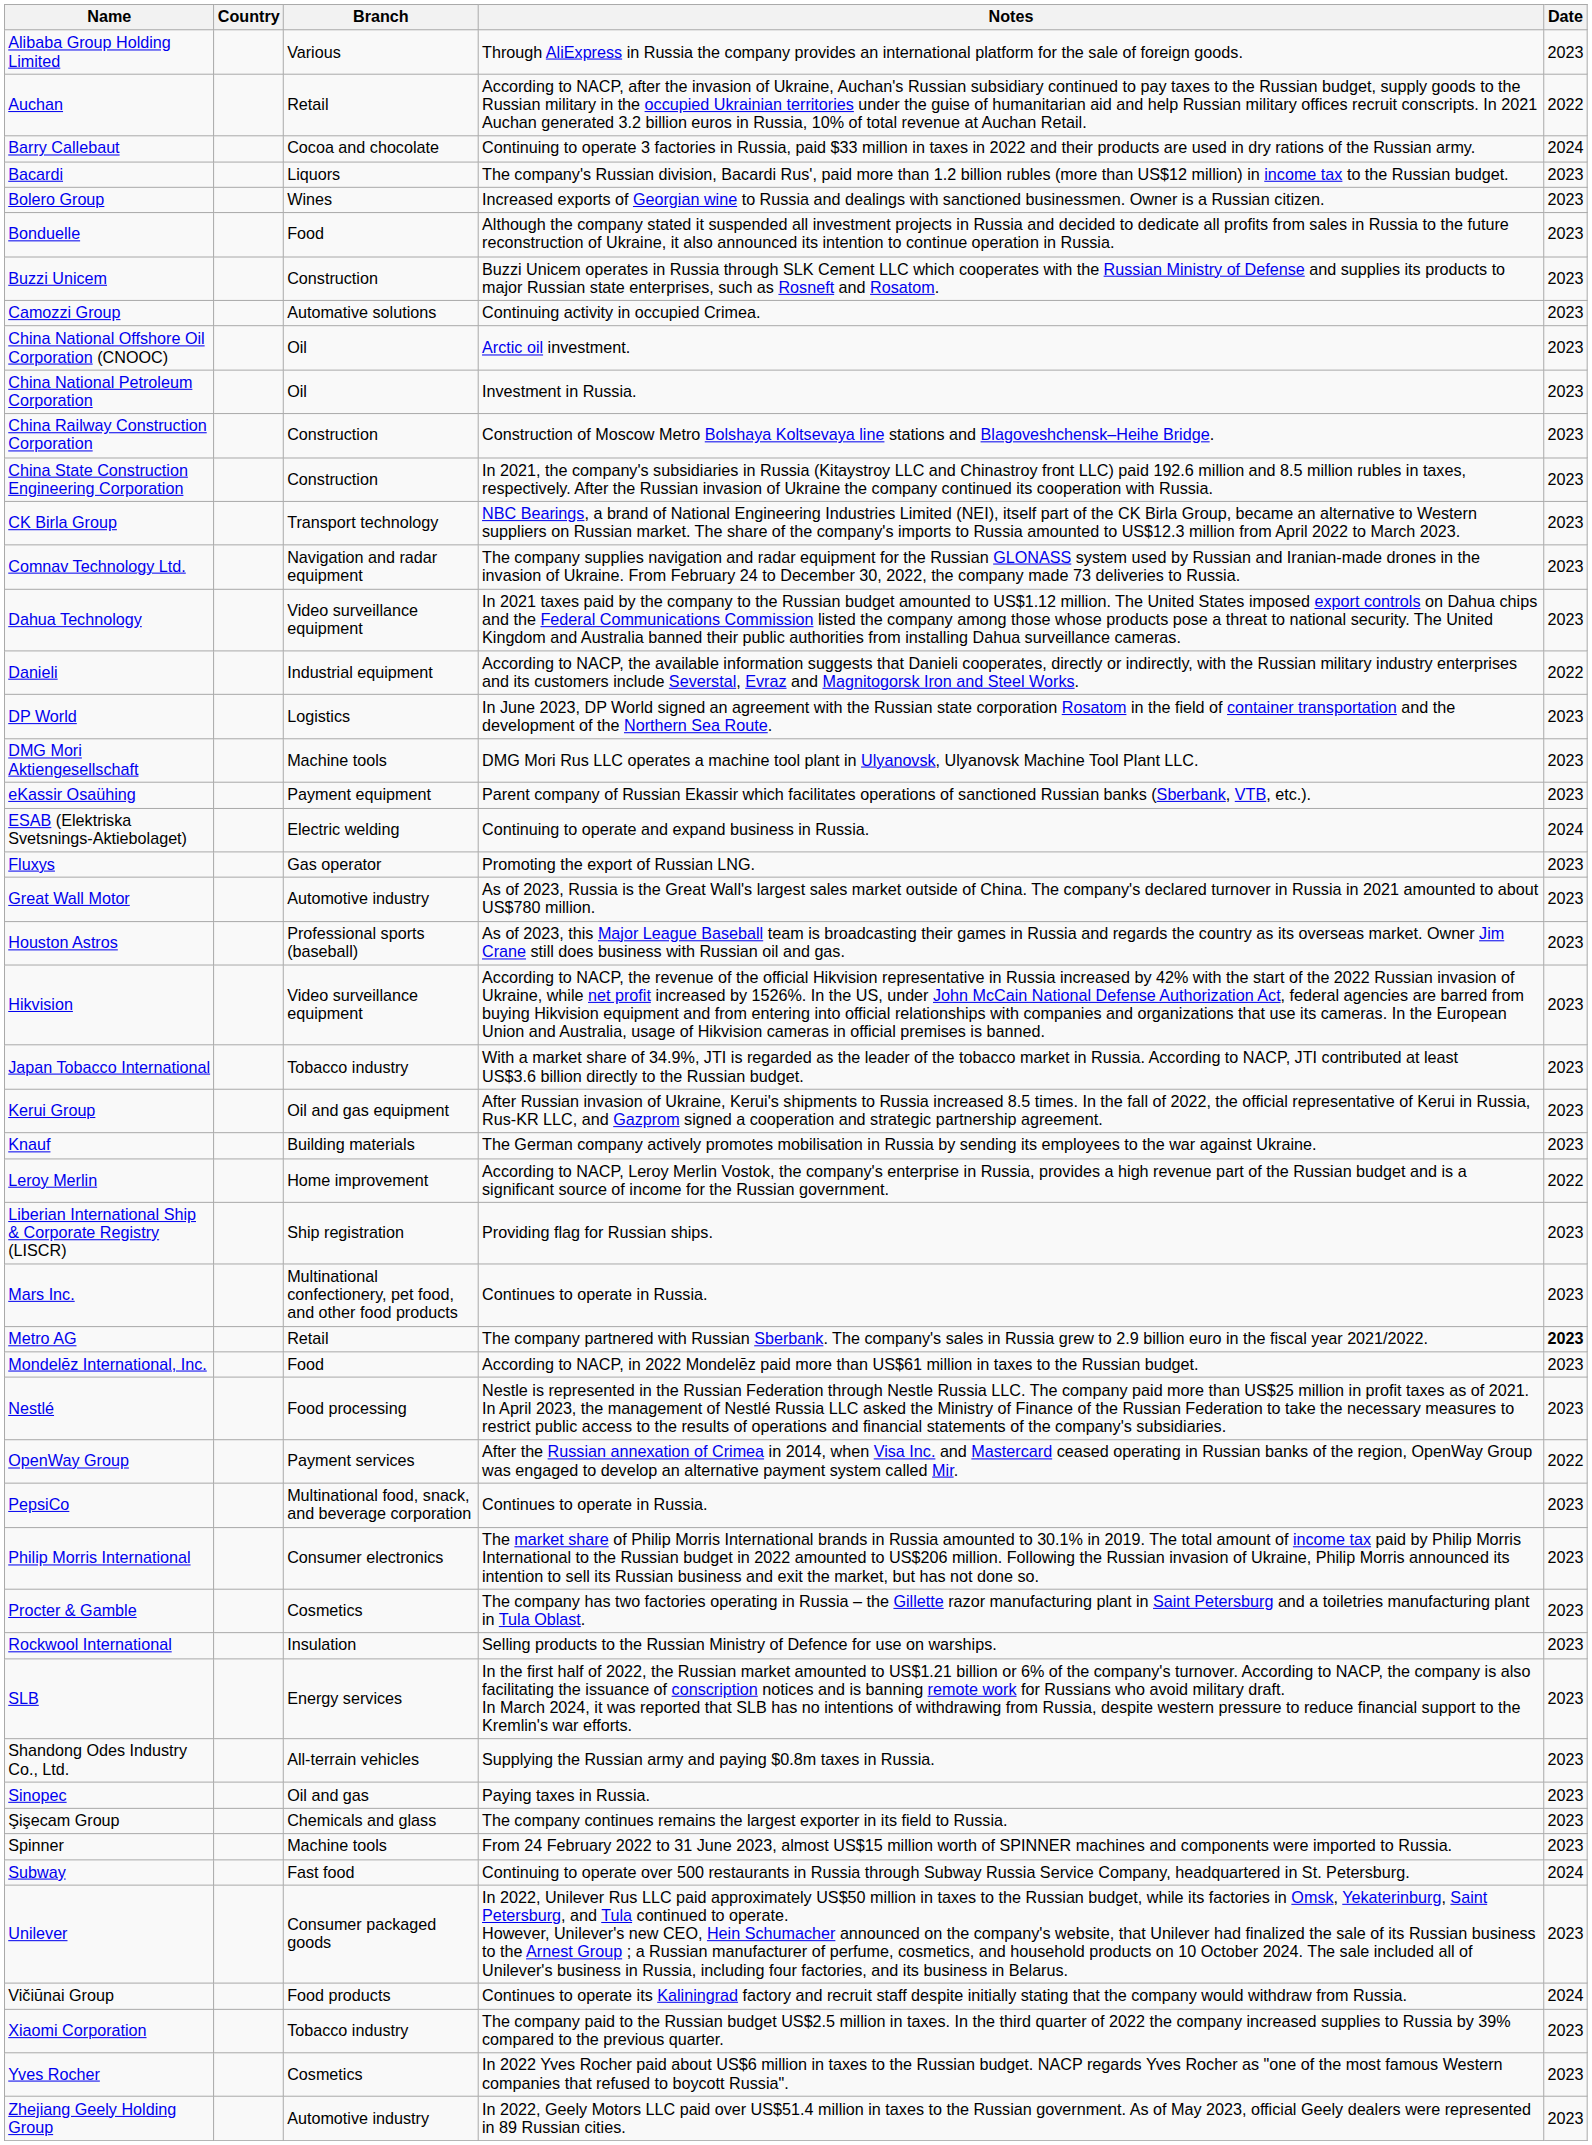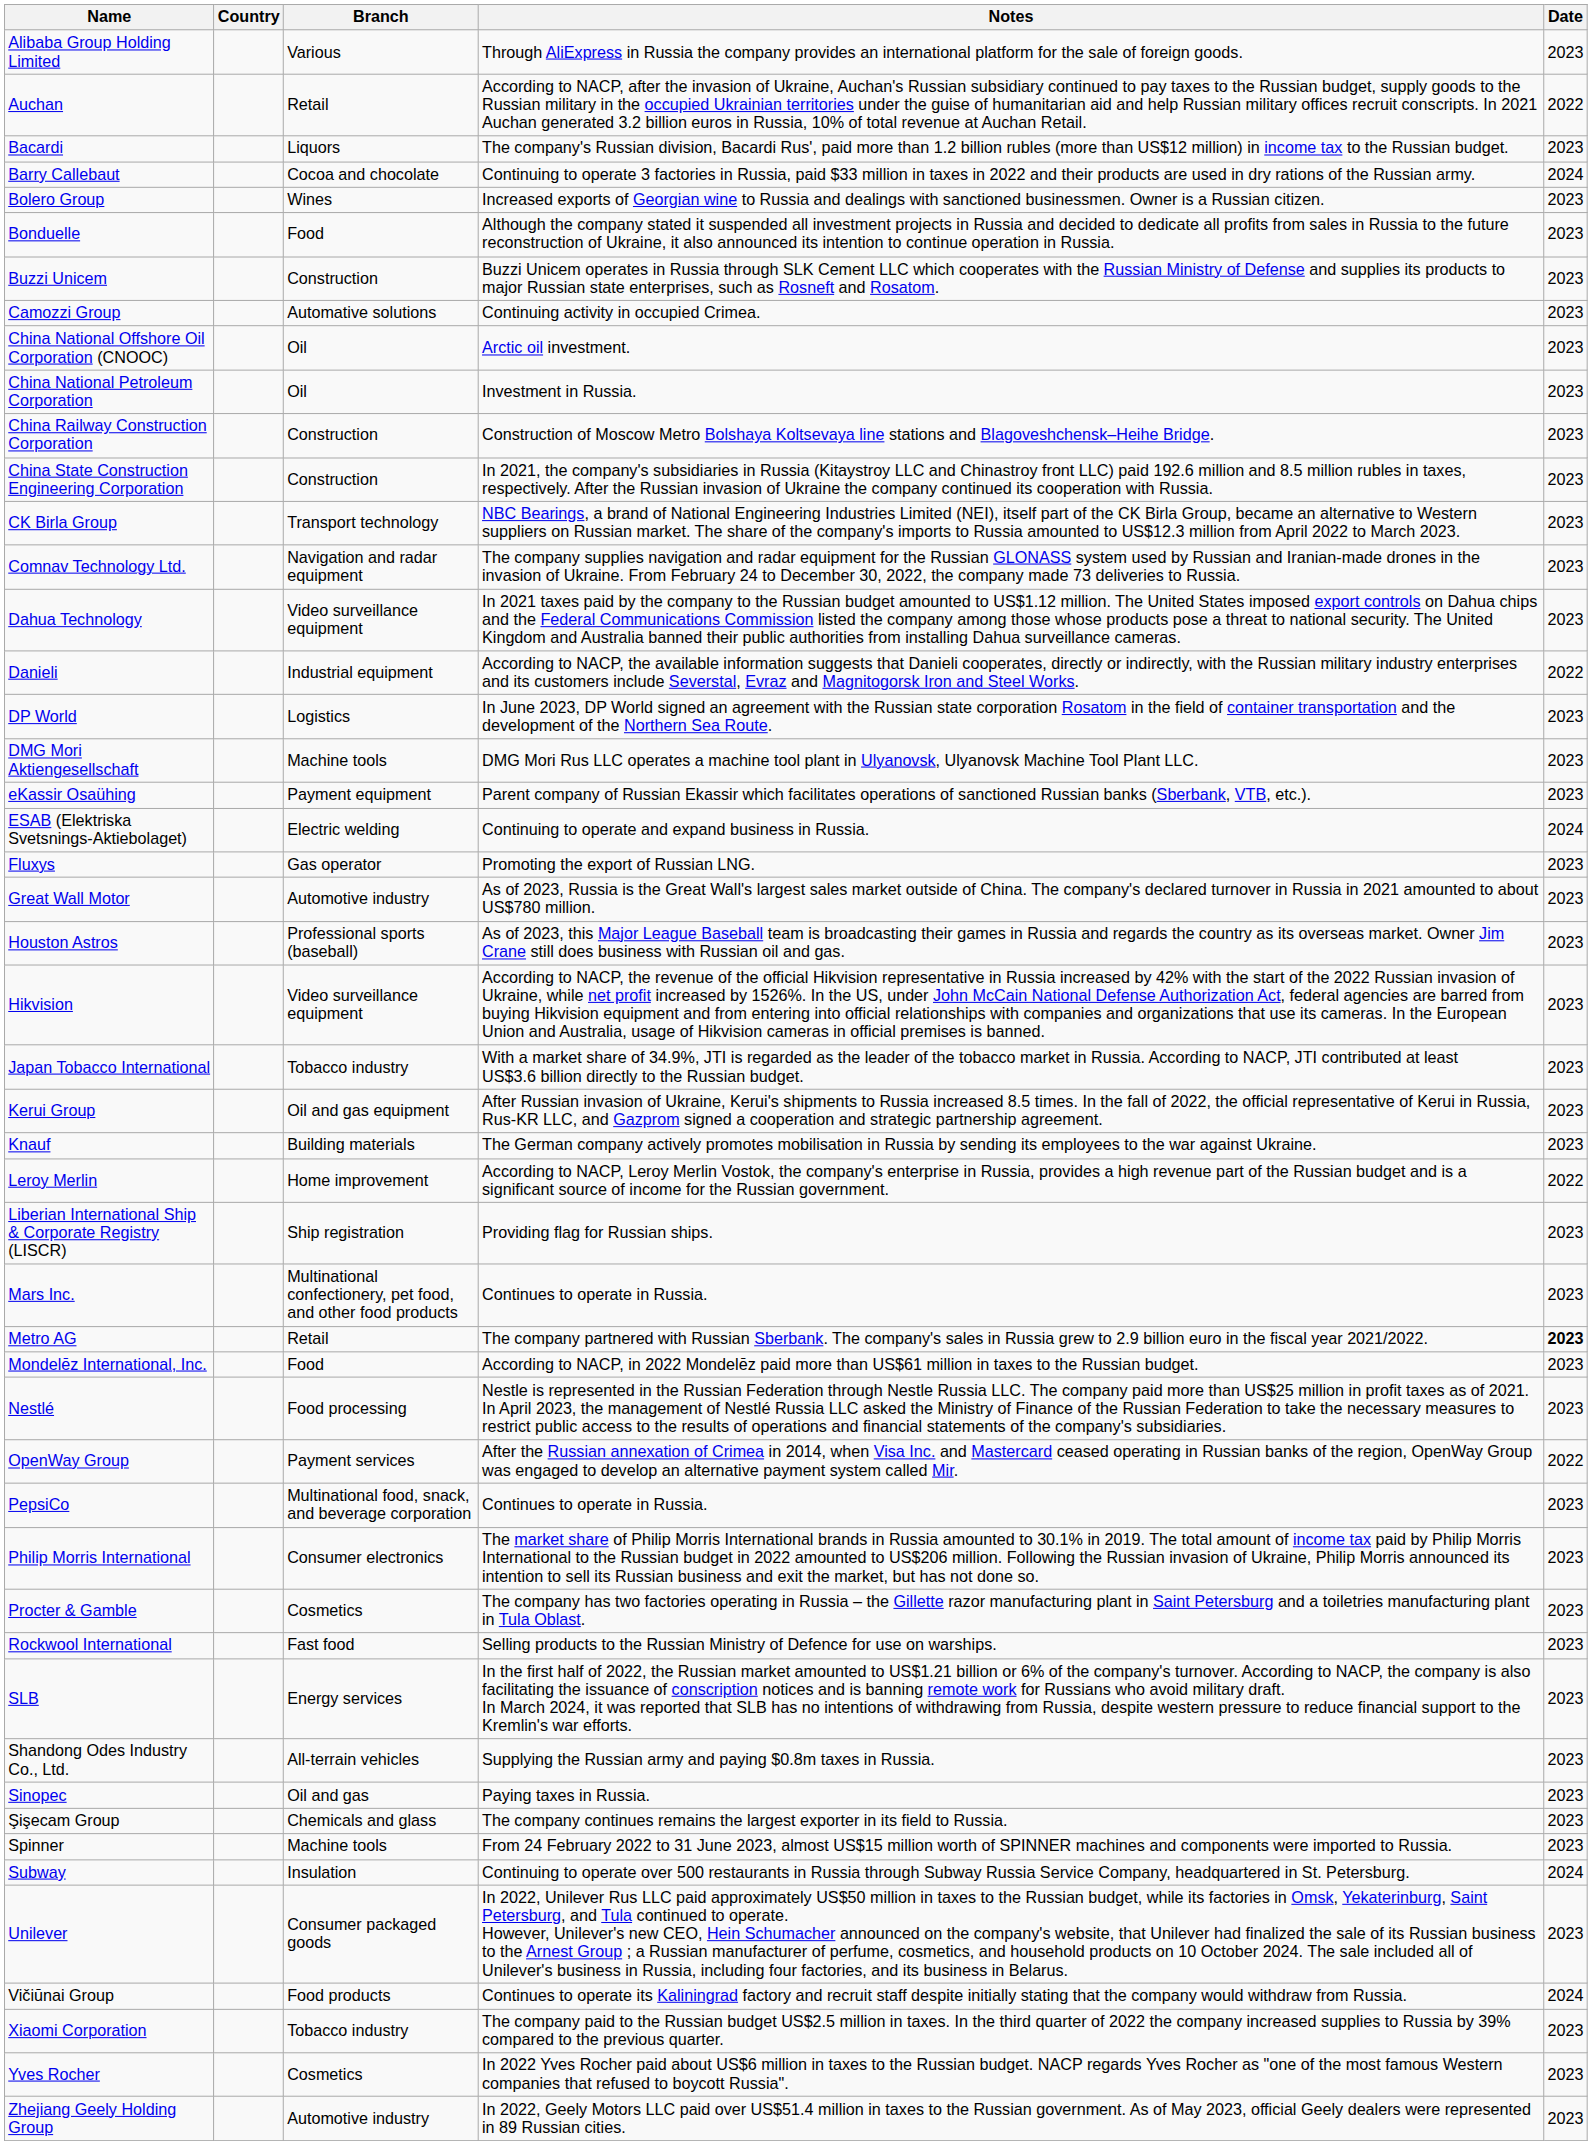rows swapped: (64, 148) <-> (36, 174)
(322, 1645) Insulation -> (321, 1645) Fast food
(321, 1872) Fast food -> (322, 1872) Insulation
